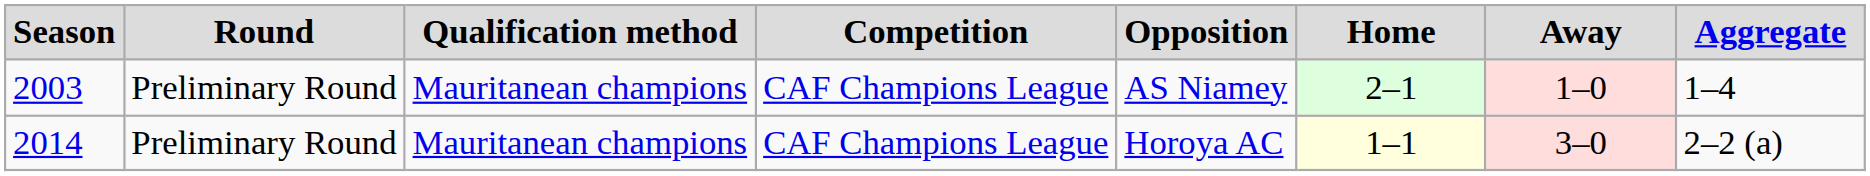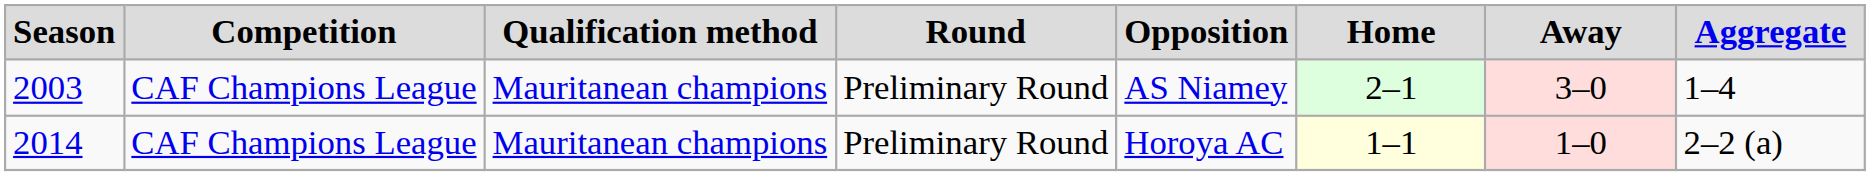columns swapped: (936, 32) <-> (264, 32)
(1581, 87) 1–0 -> (1581, 87) 3–0
(1581, 142) 3–0 -> (1581, 142) 1–0
